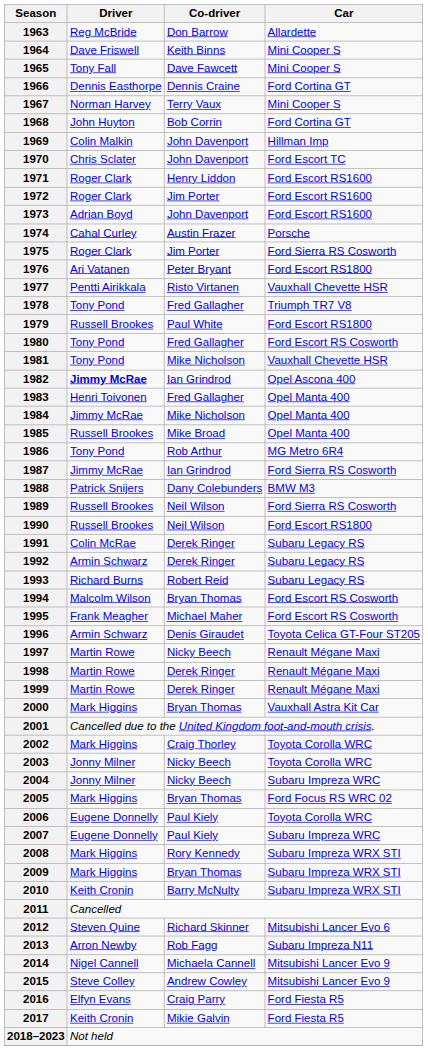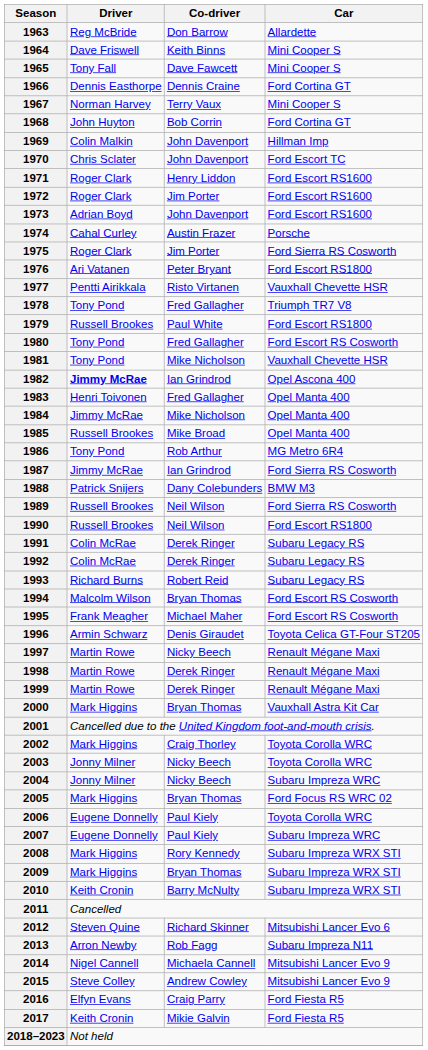(109, 561) Armin Schwarz -> (103, 561) Colin McRae
